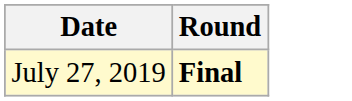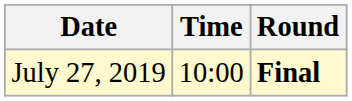+ column: (211, 27)
